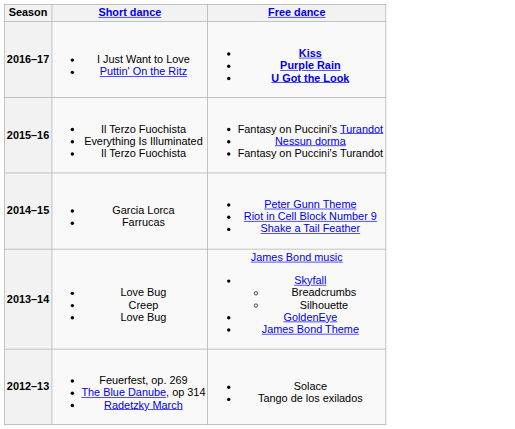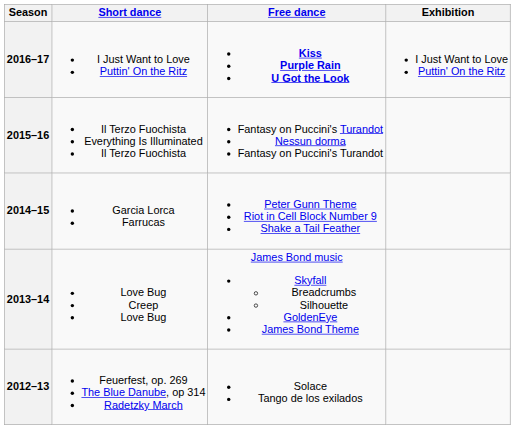+ column: (448, 13)
